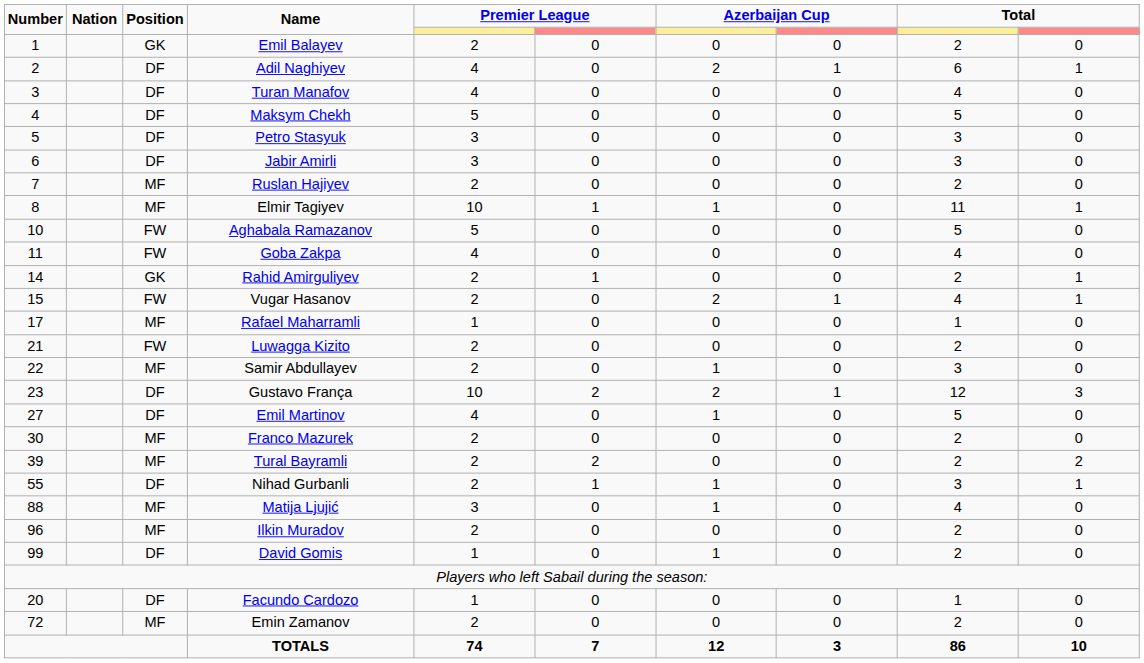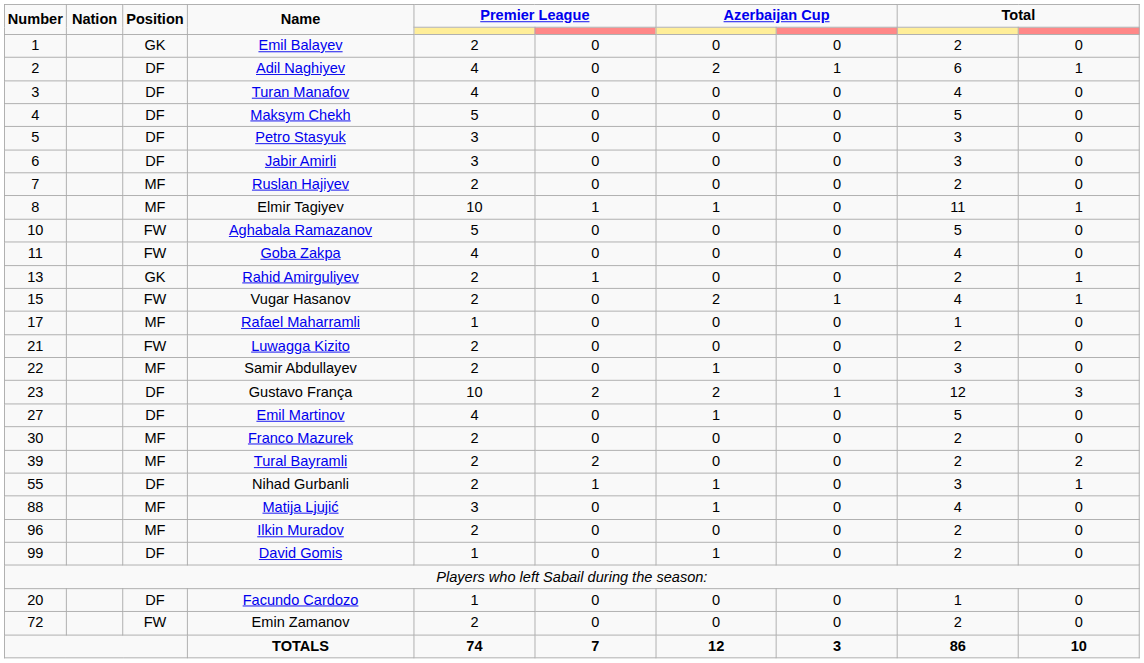(35, 276) 14 -> (35, 276) 13
(155, 623) MF -> (155, 623) FW
